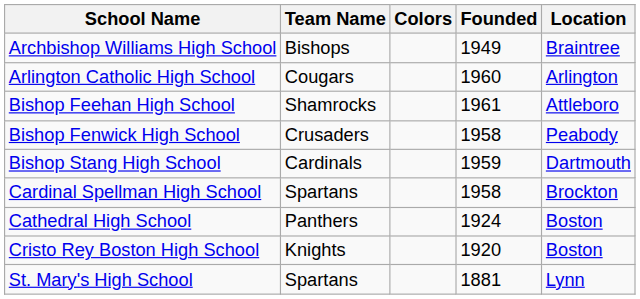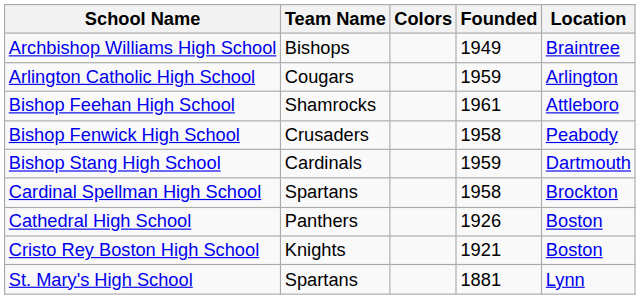(481, 76) 1960 -> (481, 76) 1959
(481, 221) 1924 -> (481, 221) 1926
(481, 250) 1920 -> (481, 250) 1921
